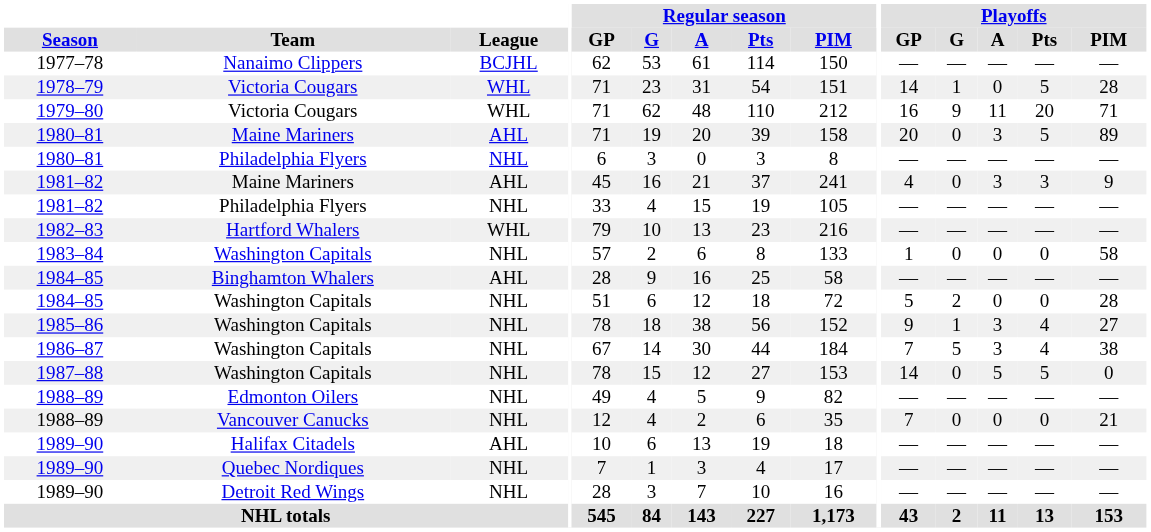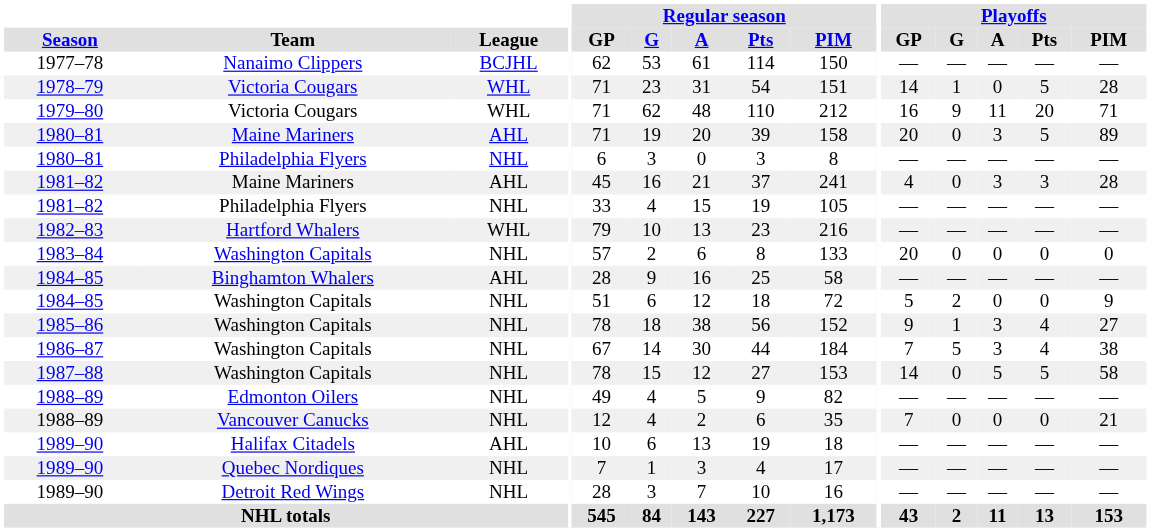(1109, 182) 9 -> (1109, 182) 28
(909, 253) 1 -> (909, 253) 20
(1109, 253) 58 -> (1109, 253) 0
(1109, 301) 28 -> (1109, 301) 9
(1109, 372) 0 -> (1109, 372) 58
